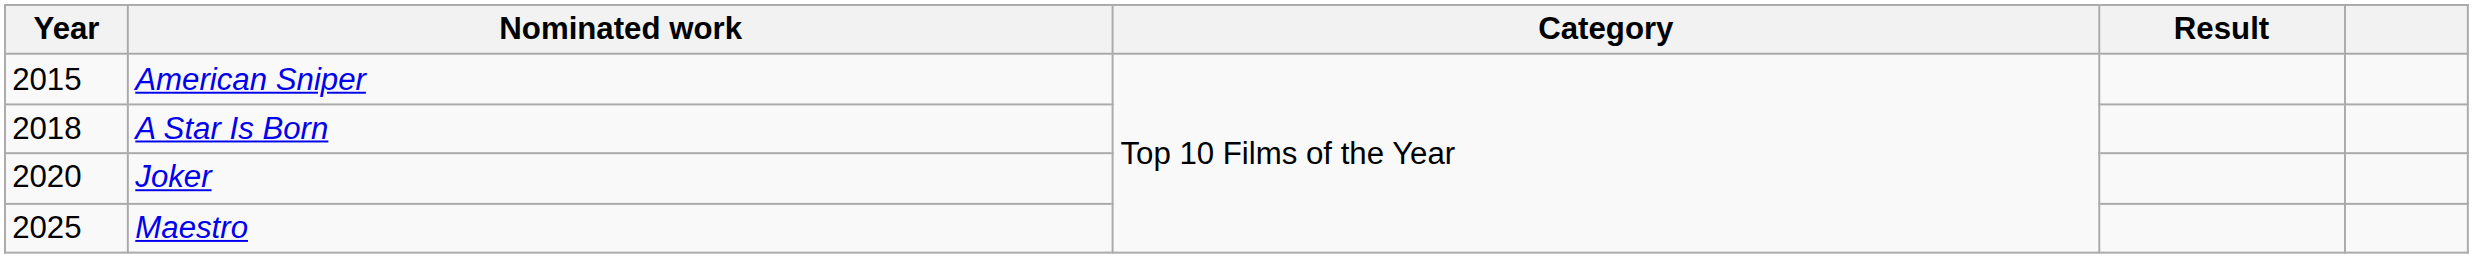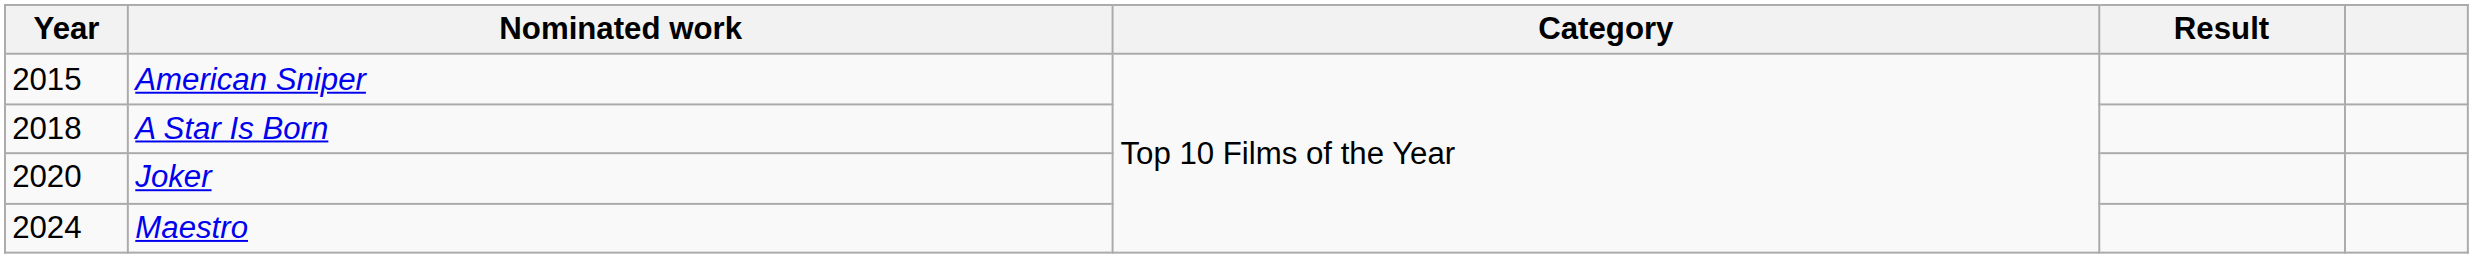(47, 227) 2025 -> (47, 227) 2024
